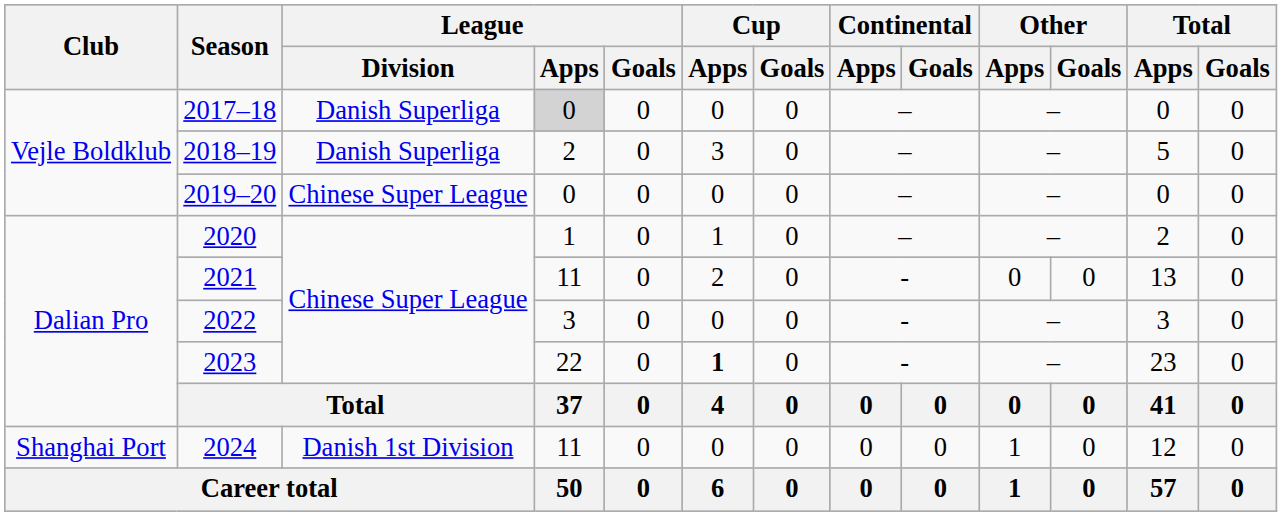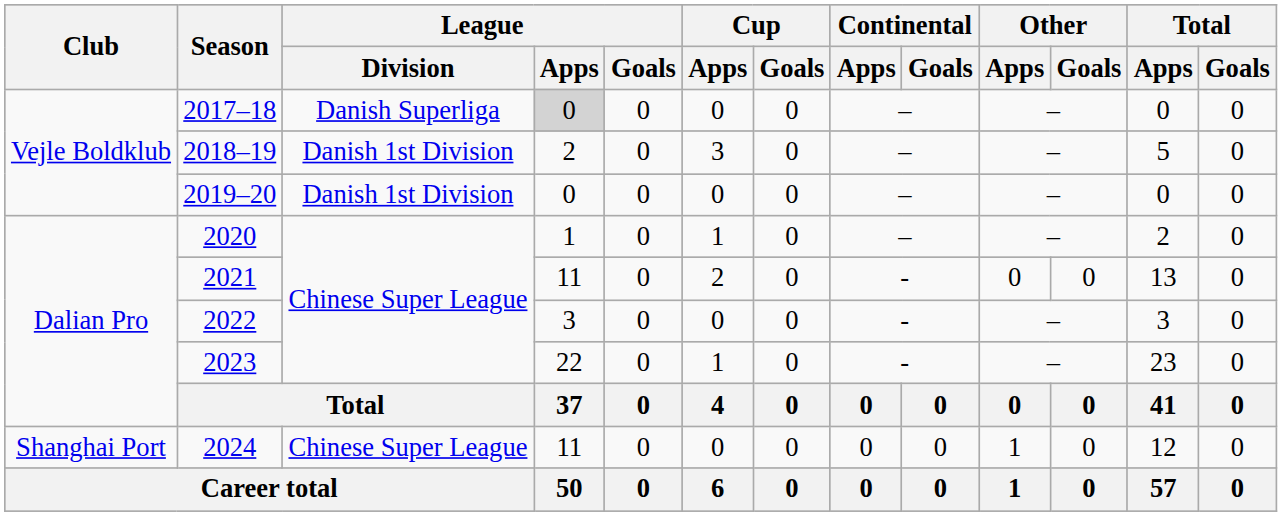(408, 151) Danish Superliga -> (408, 151) Danish 1st Division
(408, 194) Chinese Super League -> (408, 194) Danish 1st Division
(718, 362) bold -> (718, 362) normal
(408, 446) Danish 1st Division -> (408, 446) Chinese Super League
